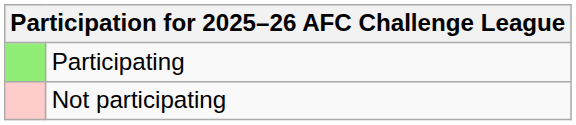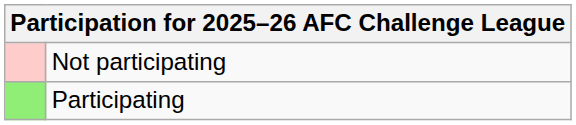rows swapped: (118, 61) <-> (139, 100)
